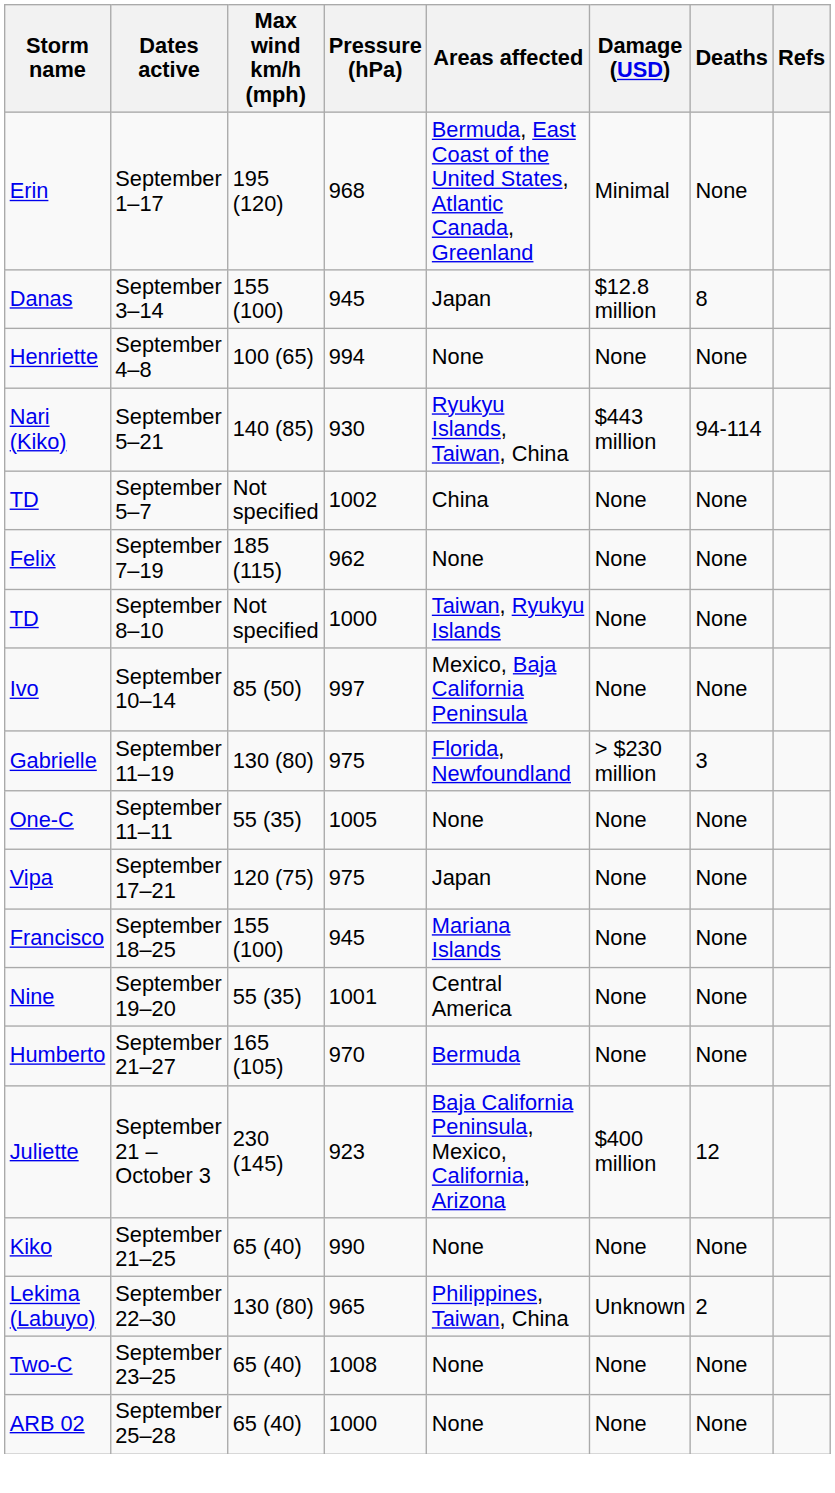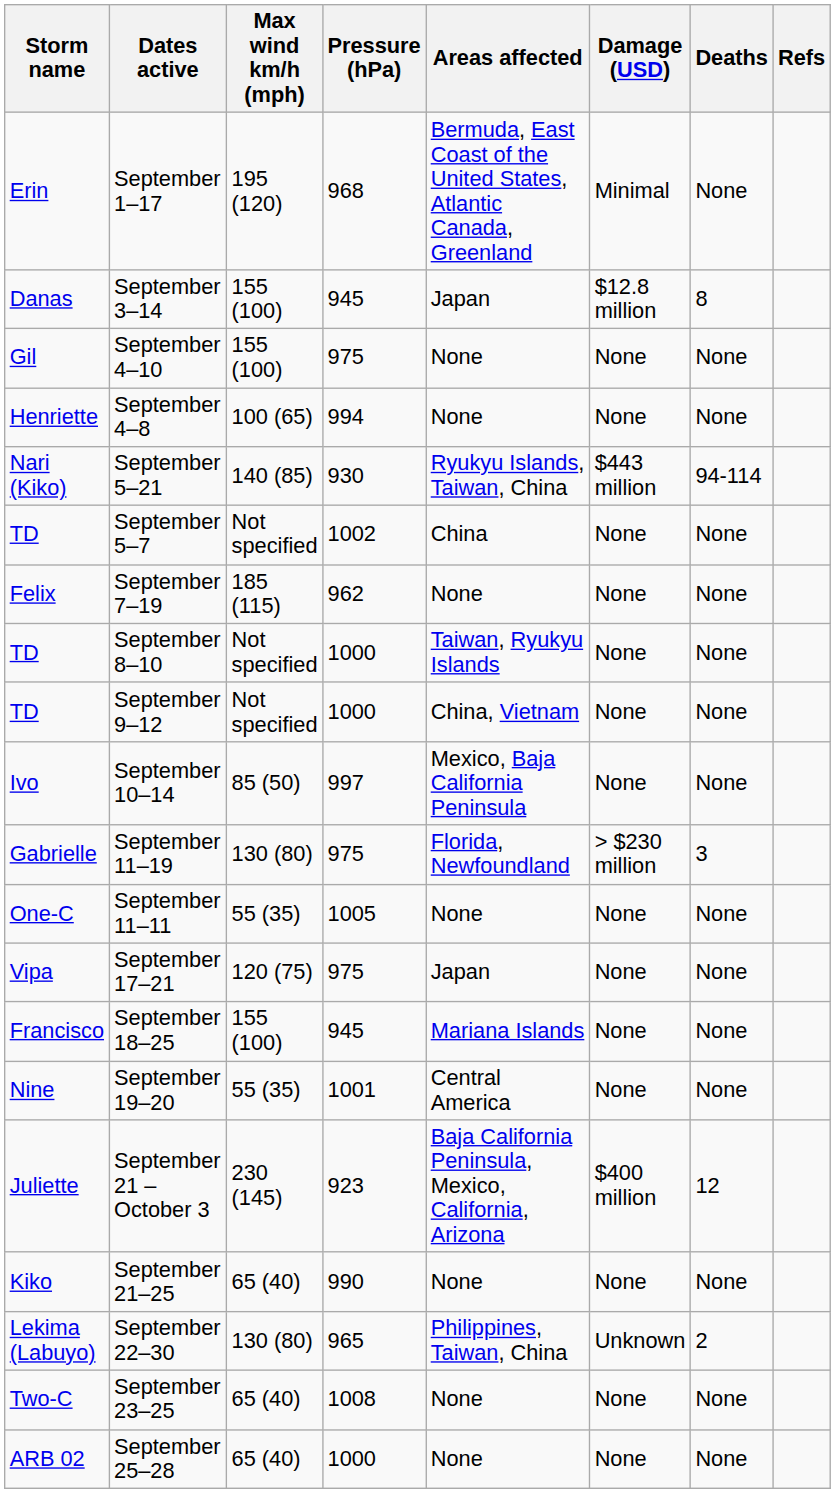+ row: (167, 357)
+ row: (167, 711)
- row: (168, 1055)
